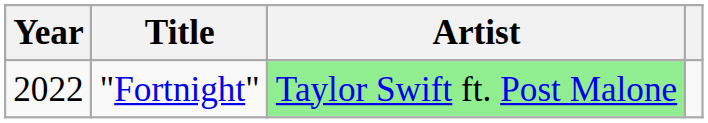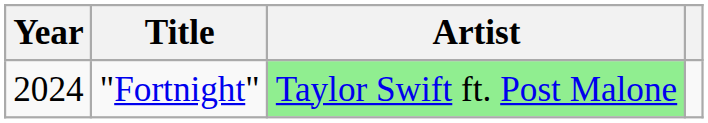(48, 88) 2022 -> (48, 88) 2024
